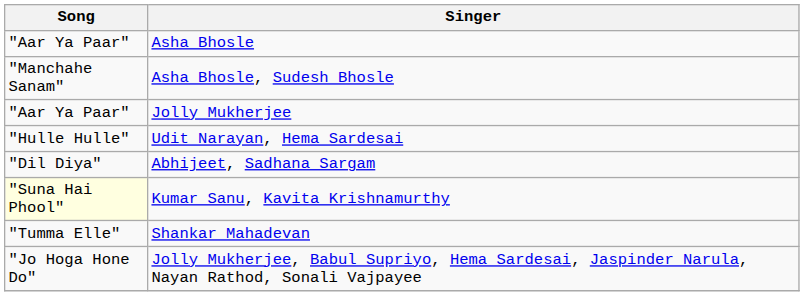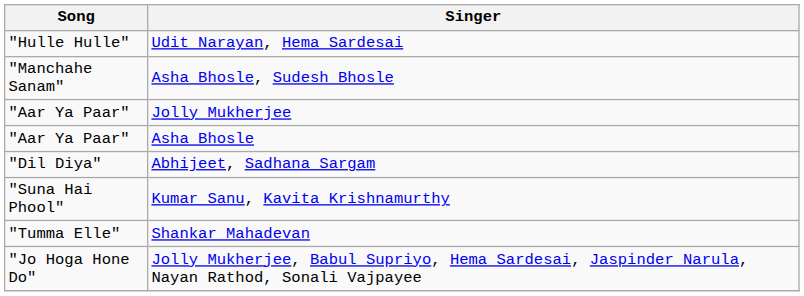rows swapped: (203, 43) <-> (277, 139)
(50, 199) lightyellow background -> (50, 199) no background
